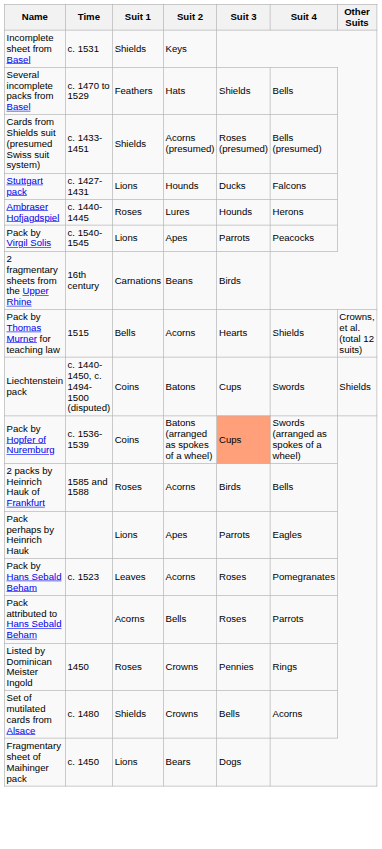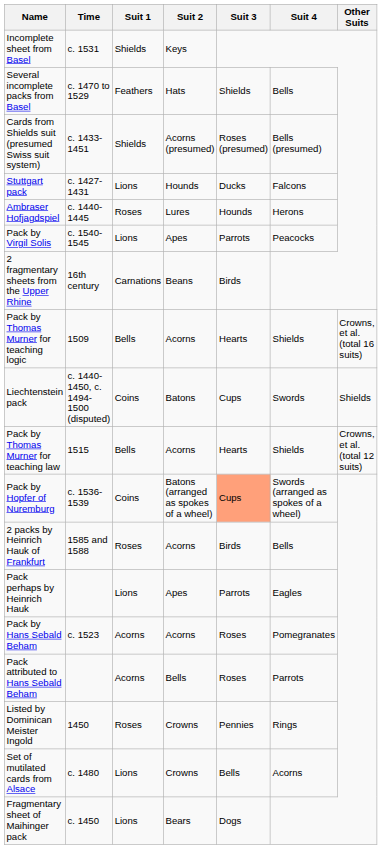+ row: (29, 339)
rows swapped: (33, 333) <-> (35, 386)
(130, 577) Leaves -> (130, 635) Acorns
(130, 714) Shields -> (126, 773) Lions
